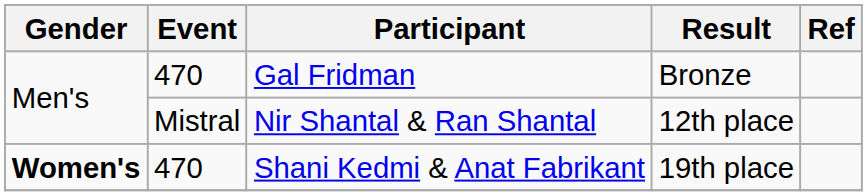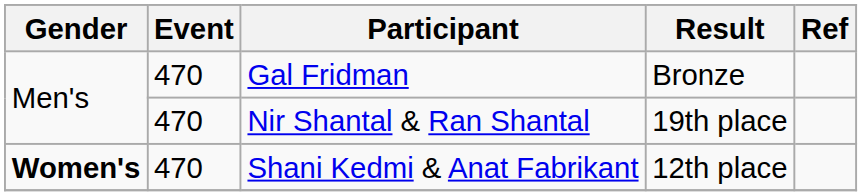(197, 121) Mistral -> (178, 121) 470
(726, 121) 12th place -> (720, 121) 19th place
(726, 168) 19th place -> (720, 168) 12th place
